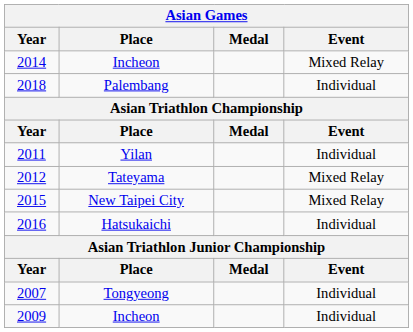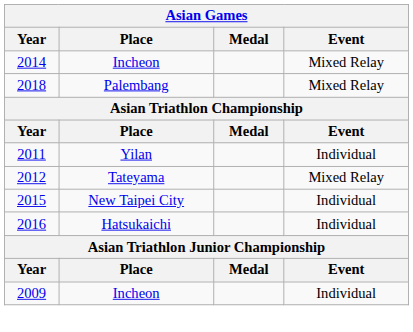(346, 85) Individual -> (346, 85) Mixed Relay
(346, 200) Mixed Relay -> (346, 200) Individual
- row: (32, 293)
